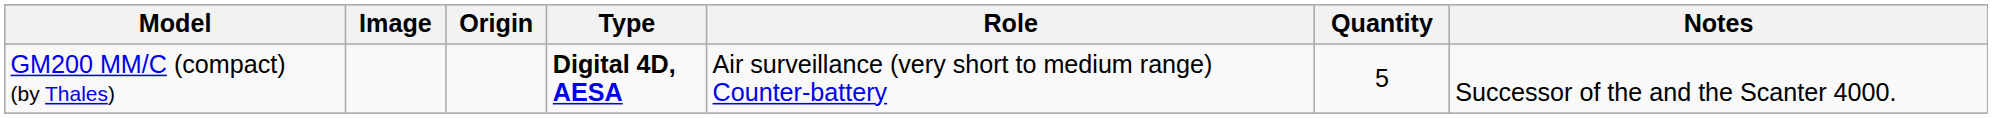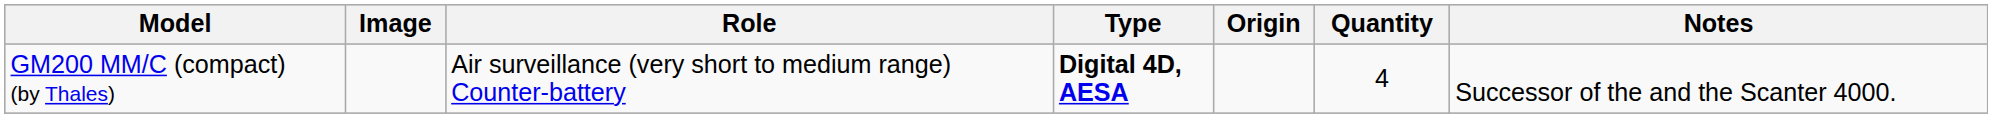columns swapped: (496, 24) <-> (1011, 24)
(1382, 78) 5 -> (1382, 78) 4
